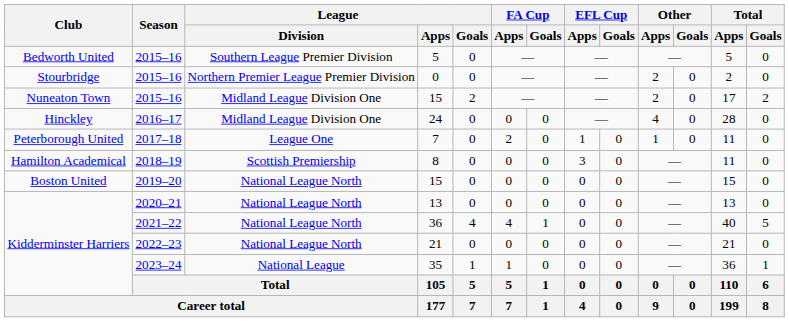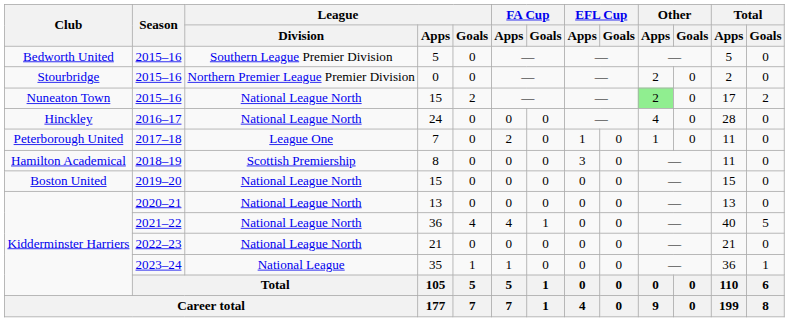(301, 98) Midland League Division One -> (301, 98) National League North
(656, 98) no background -> (656, 98) lightgreen background
(301, 118) Midland League Division One -> (301, 118) National League North
